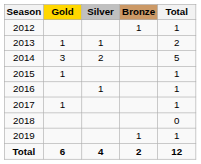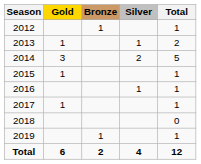columns swapped: (101, 12) <-> (139, 12)
